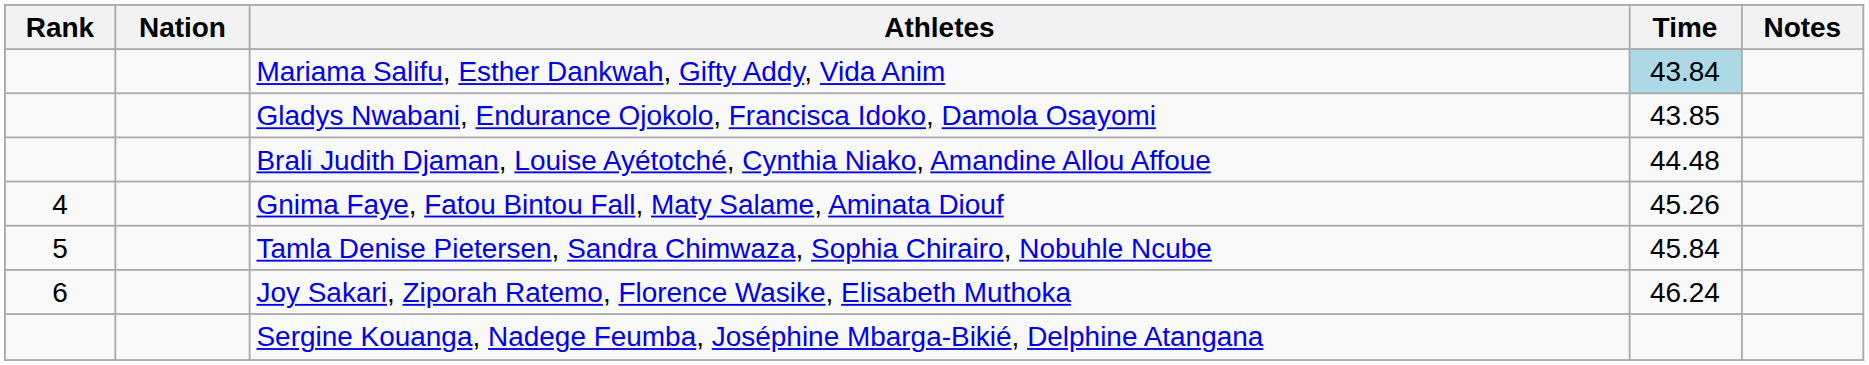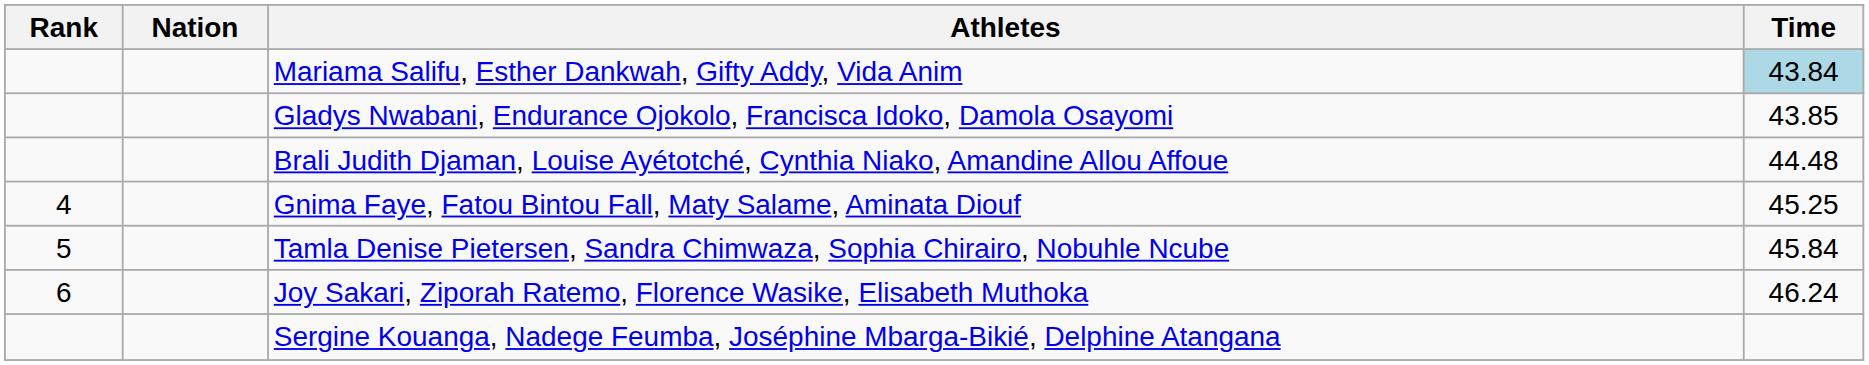- column: (1802, 27)
(1685, 204) 45.26 -> (1804, 204) 45.25
